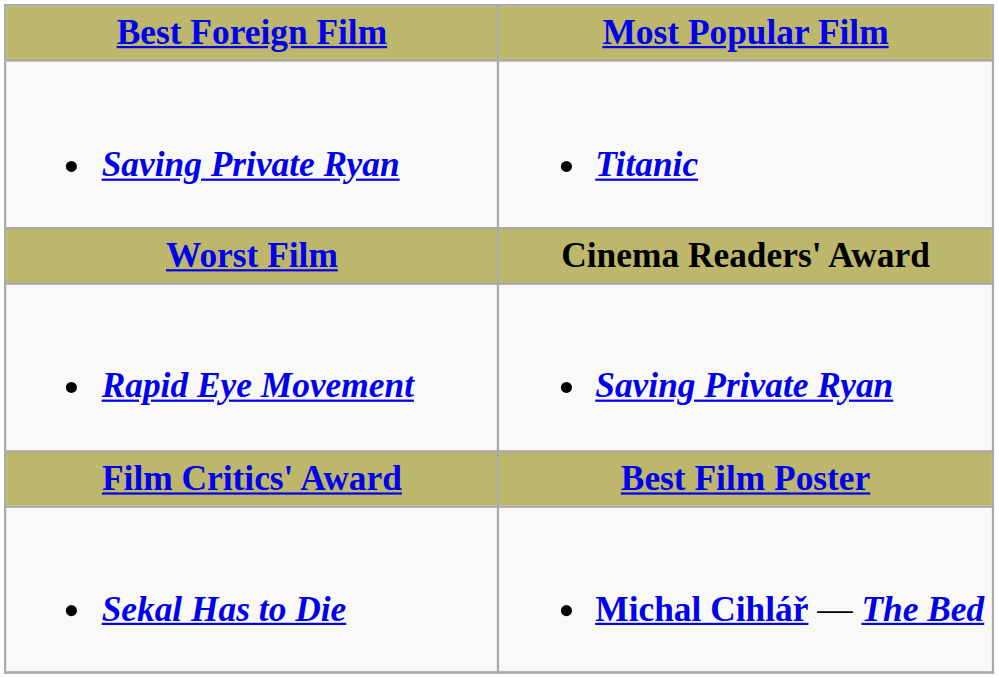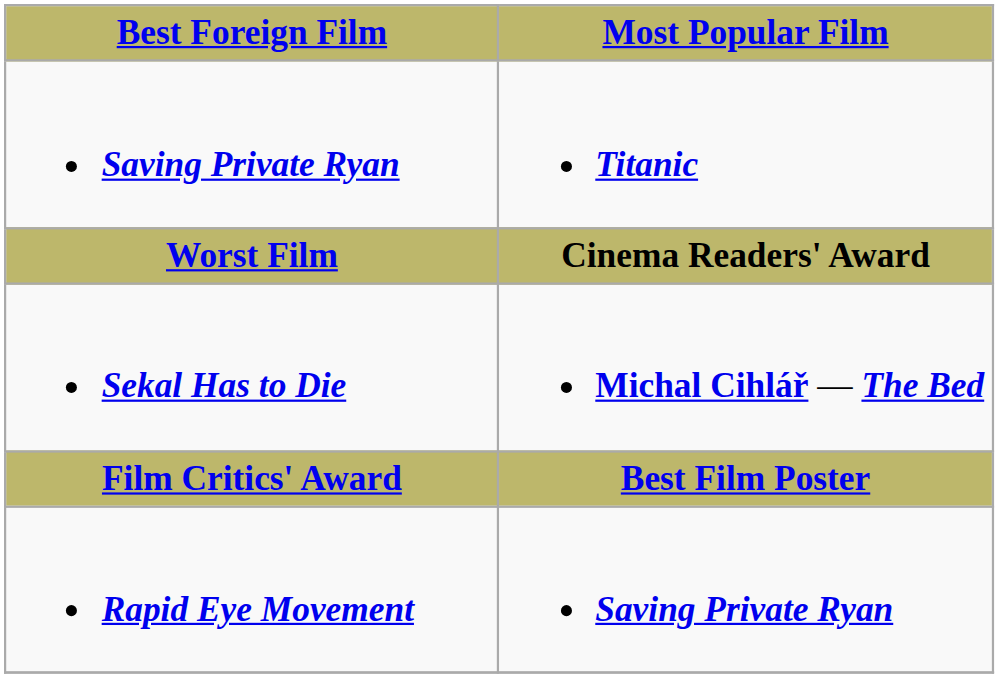rows swapped: (252, 387) <-> (252, 610)
